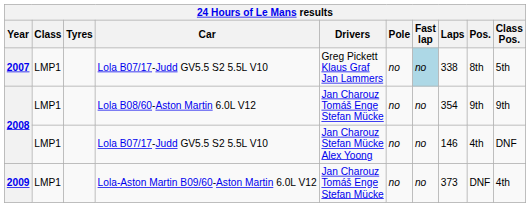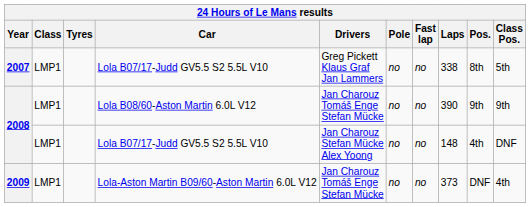(421, 67) lightblue background -> (421, 67) no background
(449, 105) 354 -> (449, 105) 390
(449, 144) 146 -> (449, 144) 148
